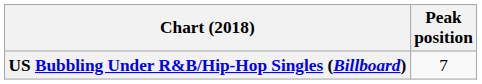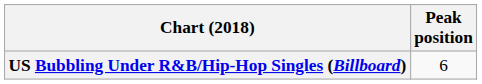(443, 65) 7 -> (443, 65) 6
